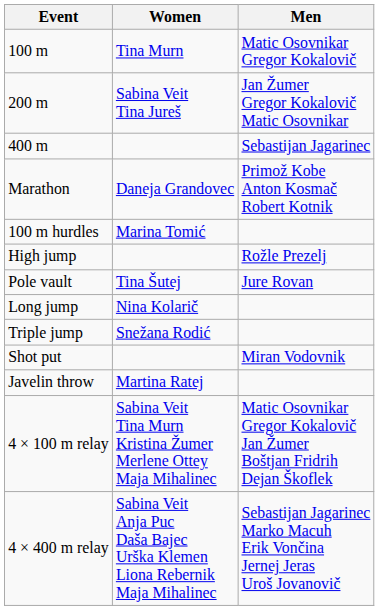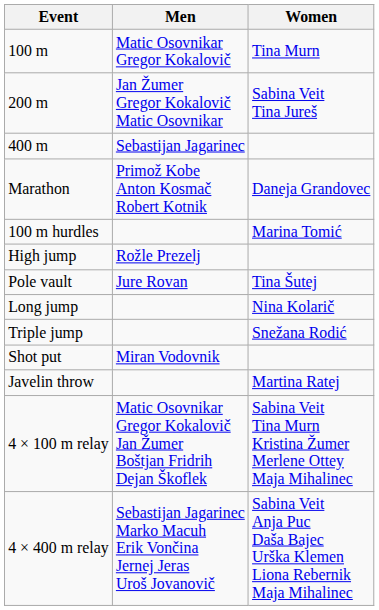columns swapped: (306, 17) <-> (175, 17)
